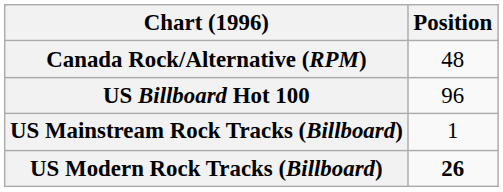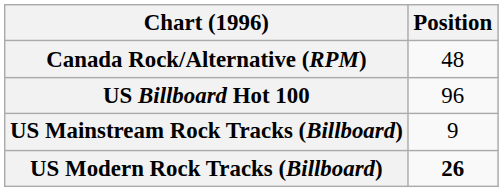(453, 131) 1 -> (453, 131) 9
